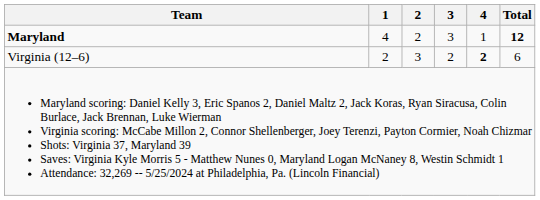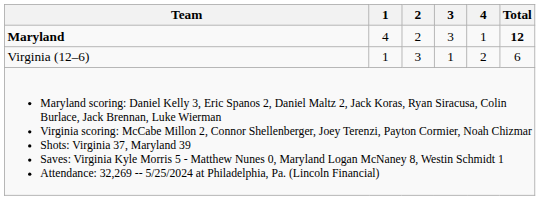(385, 57) 2 -> (385, 57) 1
(451, 57) 2 -> (451, 57) 1
(483, 57) bold -> (483, 57) normal
